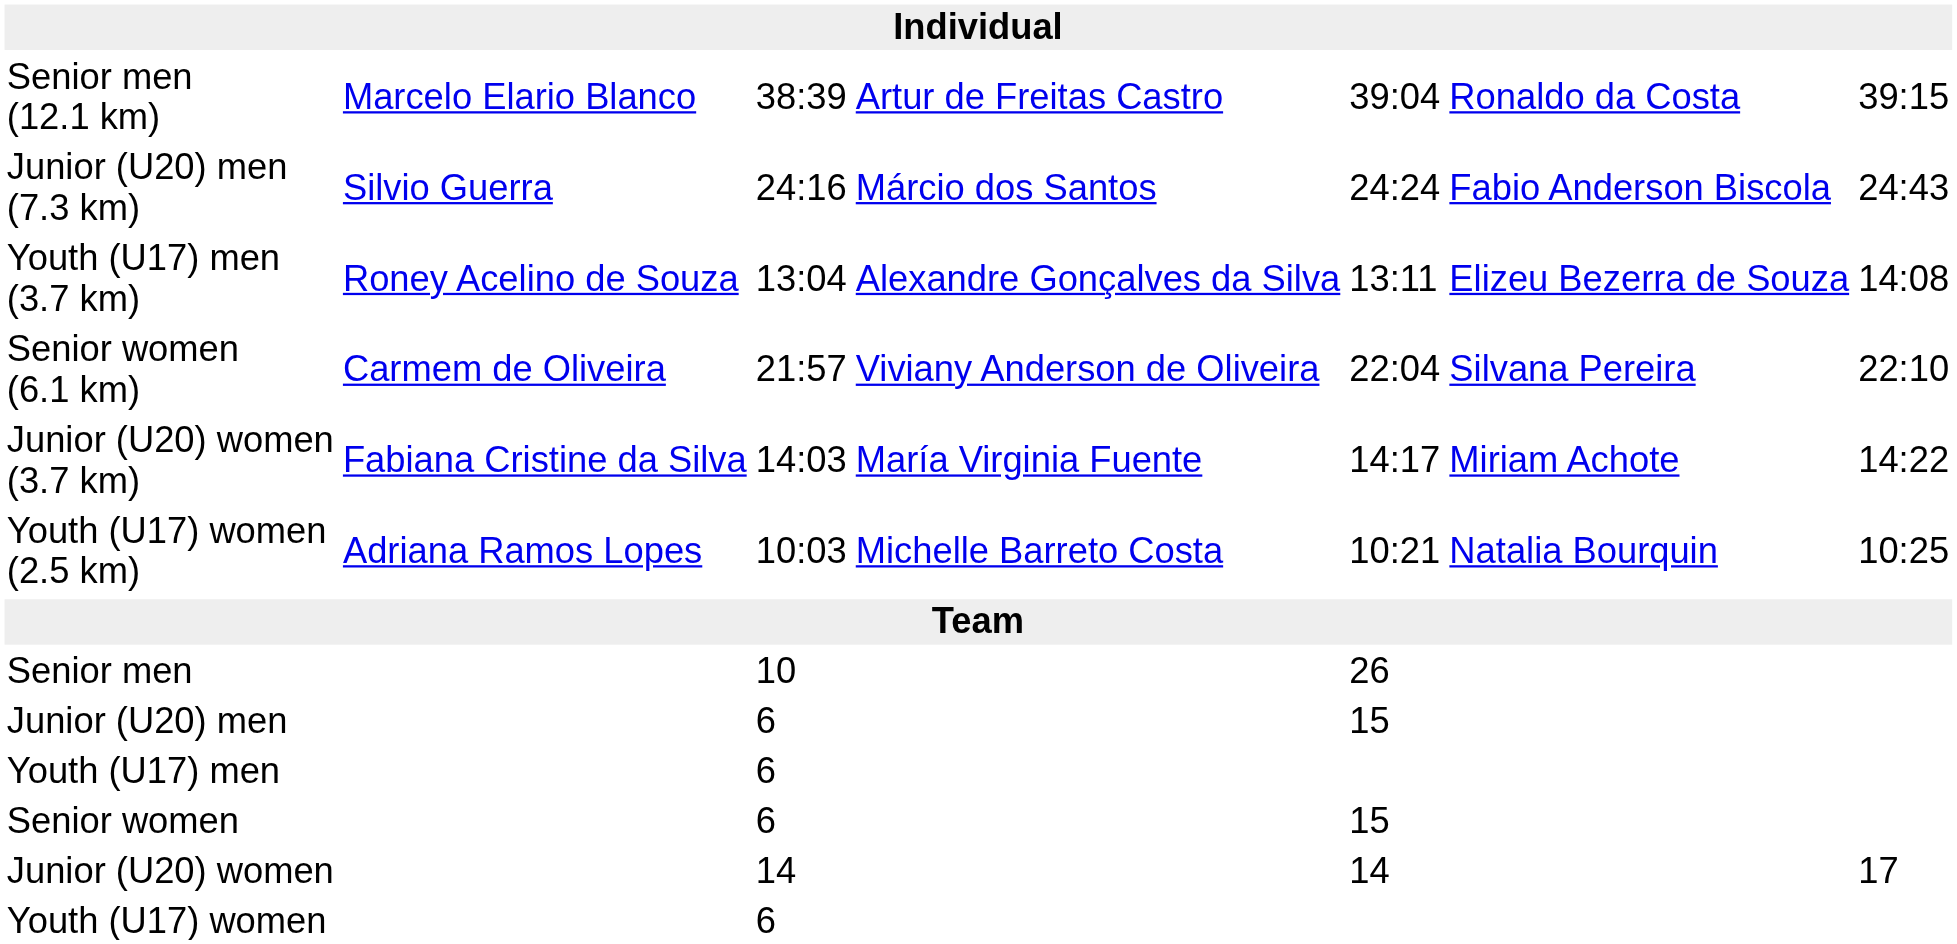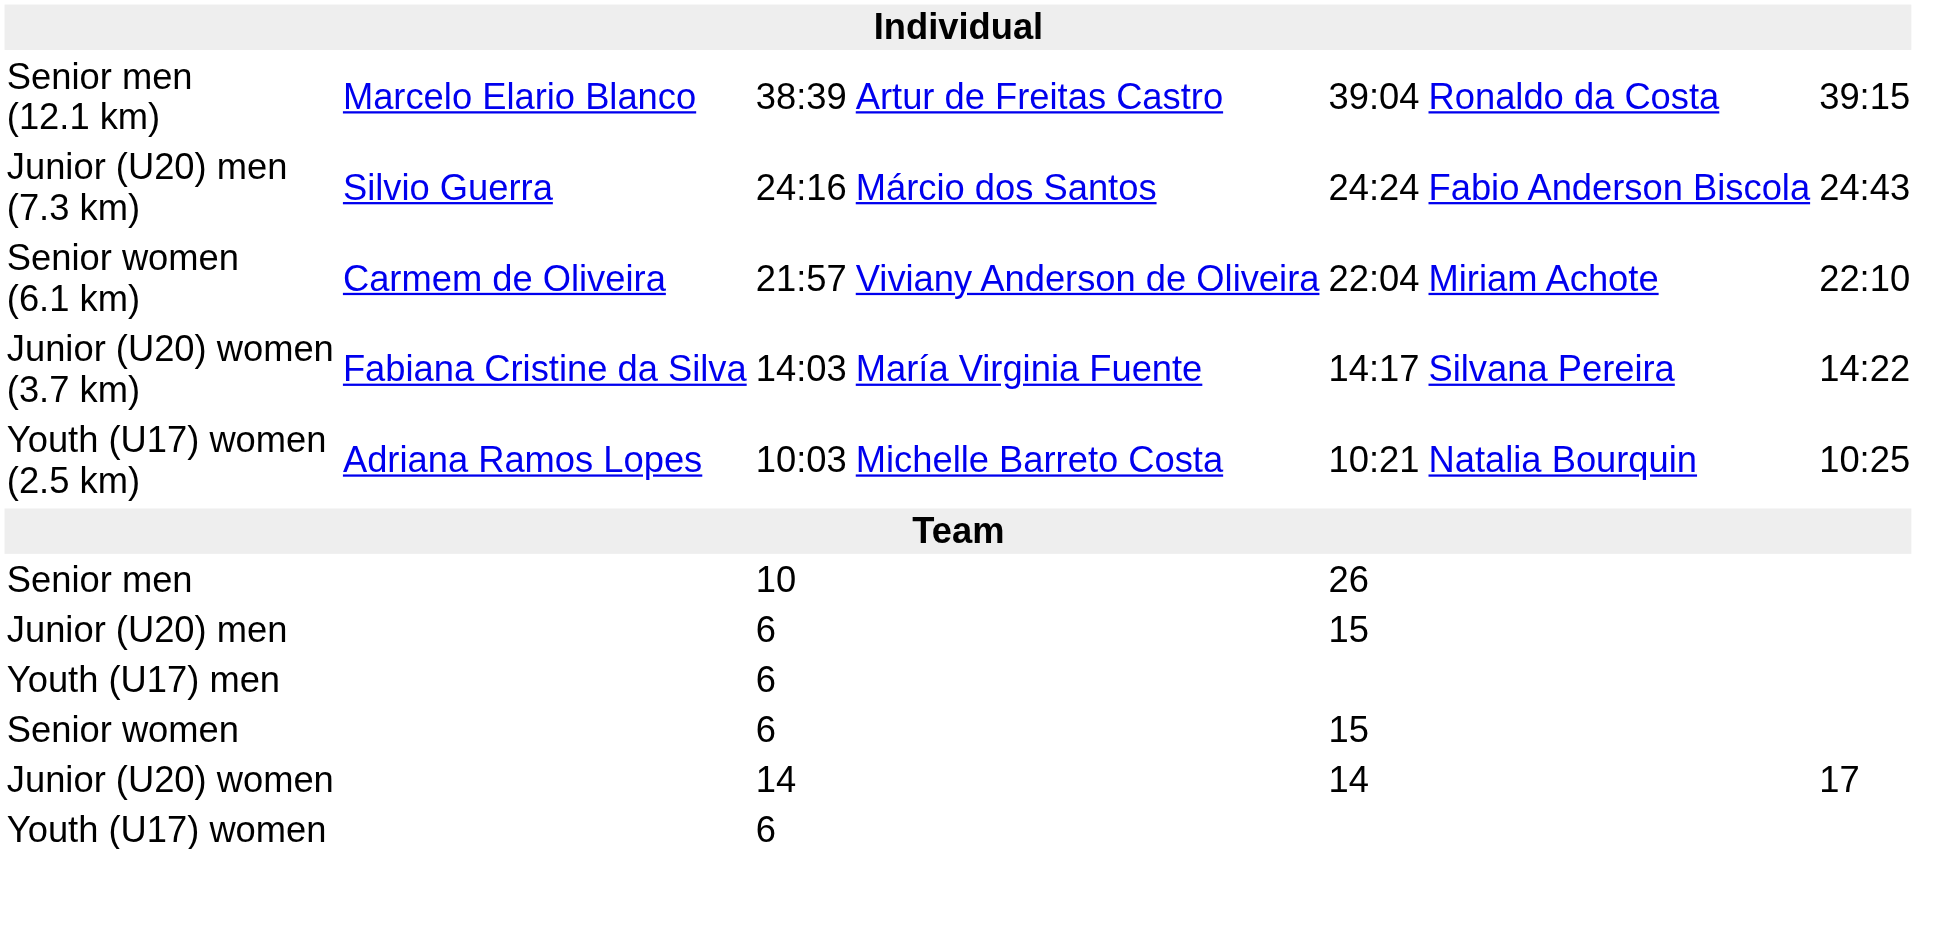- row: (143, 278)
(1573, 369) Silvana Pereira -> (1544, 278) Miriam Achote
(1564, 460) Miriam Achote -> (1552, 369) Silvana Pereira
